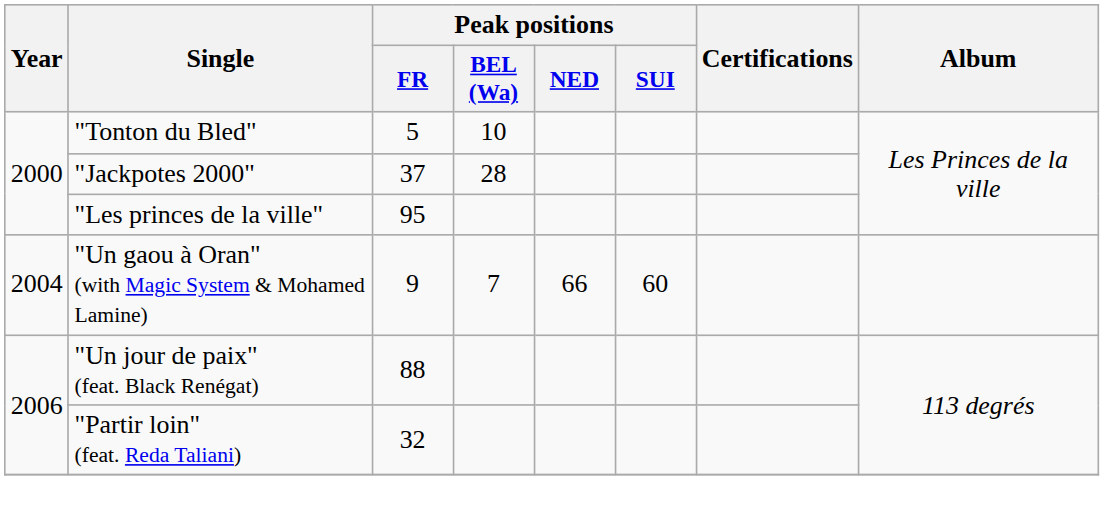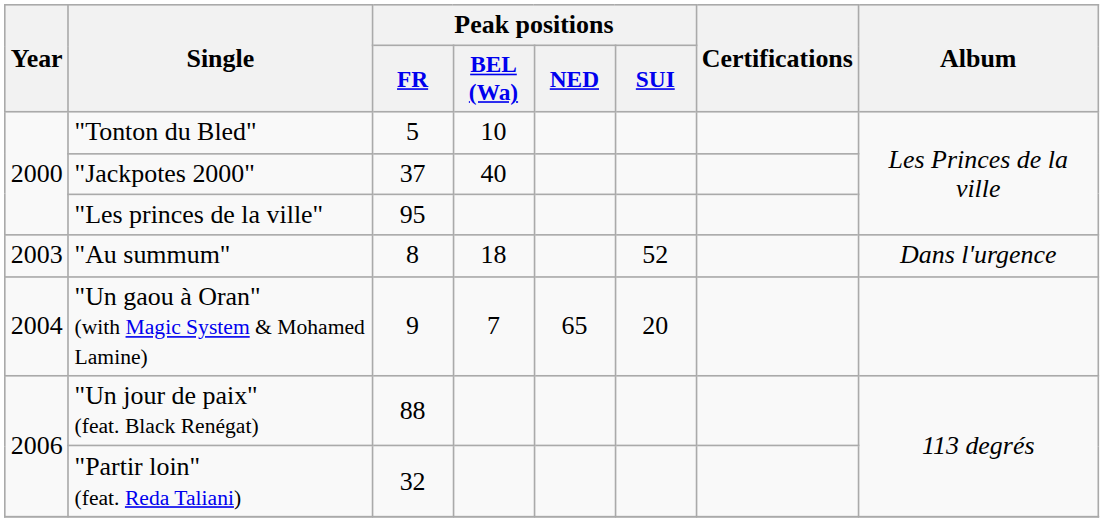(493, 173) 28 -> (493, 173) 40
+ row: (152, 255)
(574, 284) 66 -> (574, 325) 65
(655, 284) 60 -> (655, 325) 20
